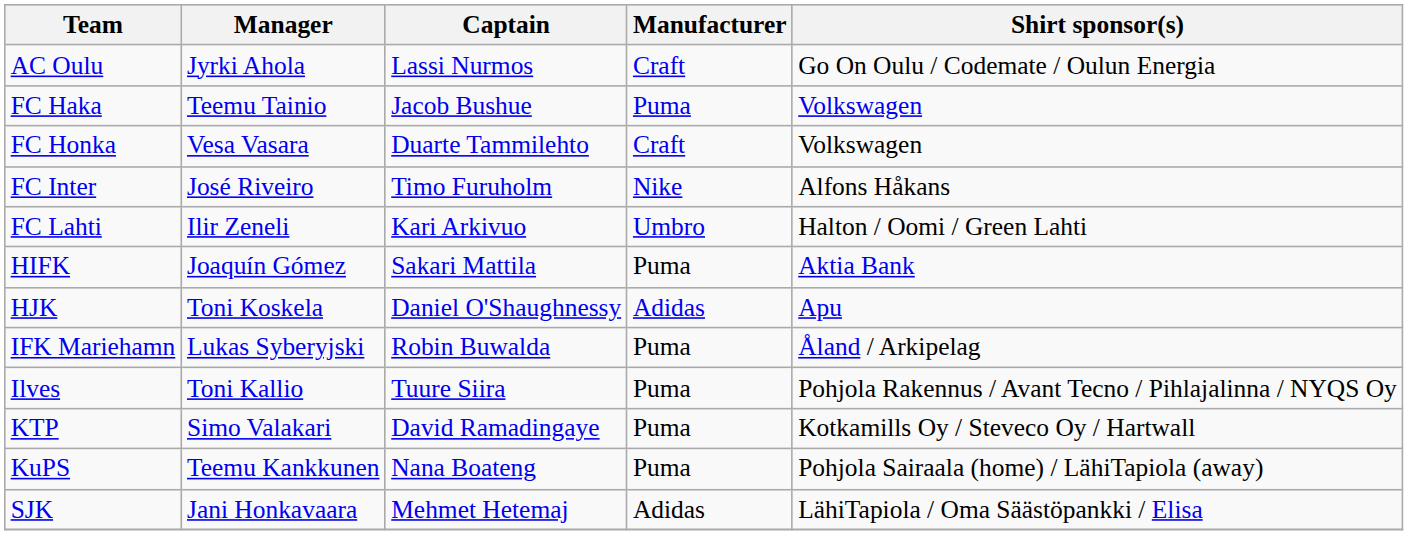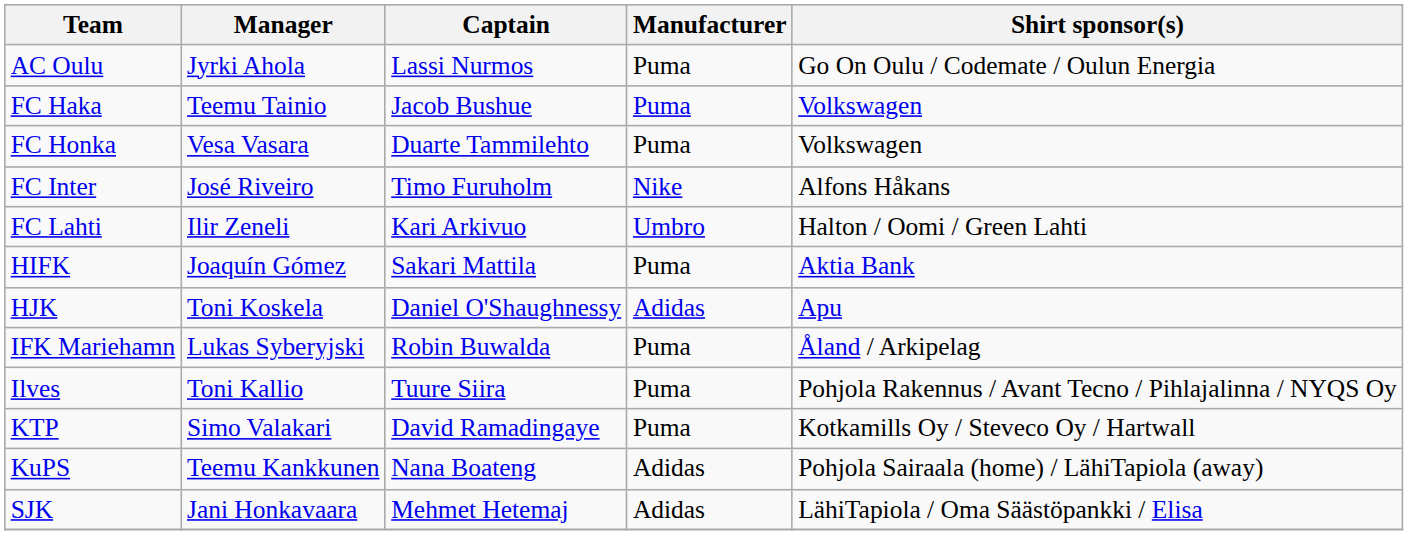(659, 65) Craft -> (662, 65) Puma
(659, 145) Craft -> (662, 145) Puma
(662, 468) Puma -> (669, 468) Adidas
